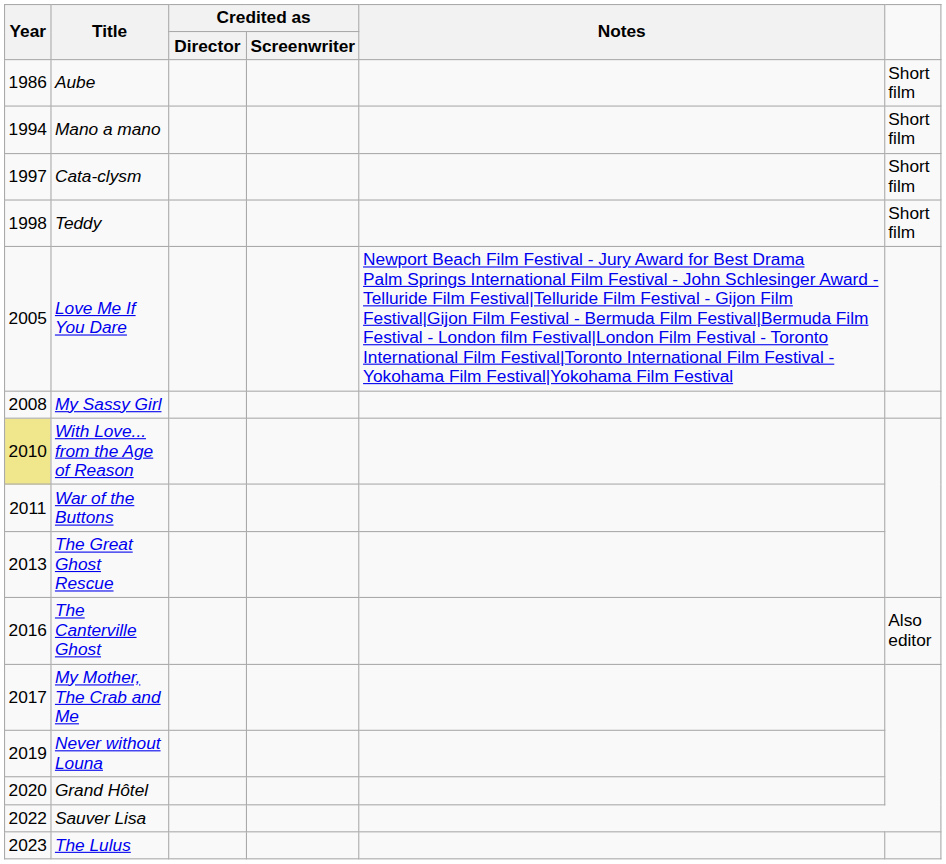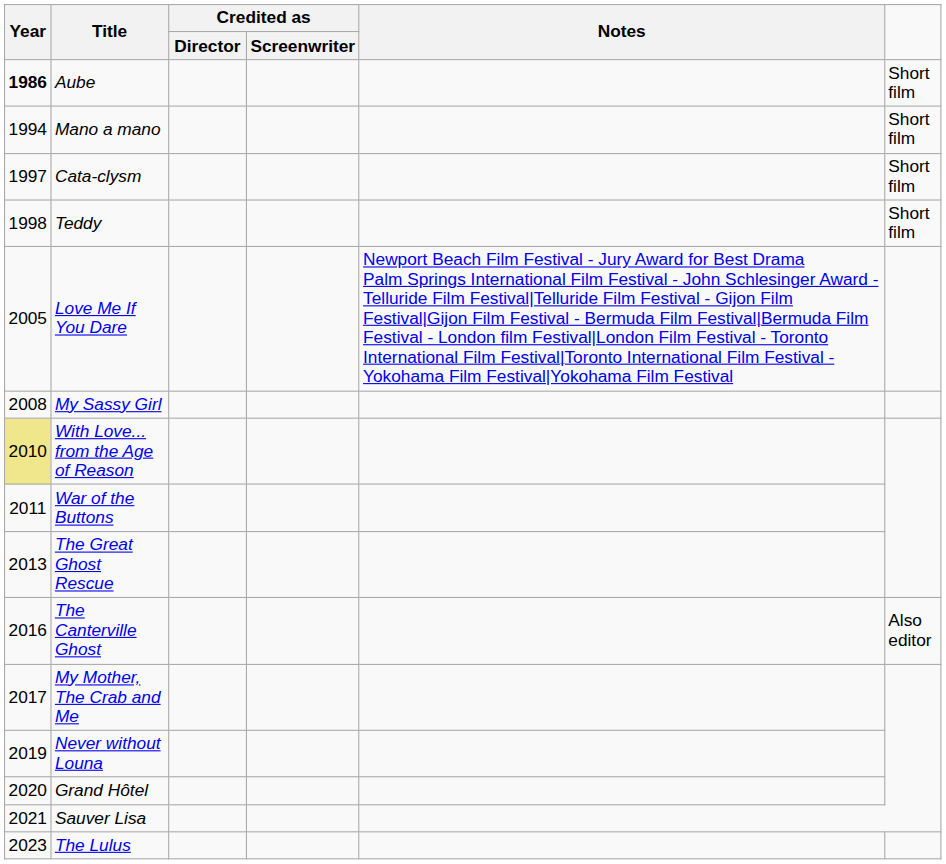(28, 82) normal -> (28, 82) bold
(28, 818) 2022 -> (28, 818) 2021
